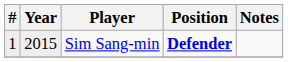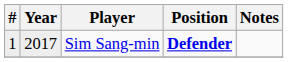(41, 43) 2015 -> (41, 43) 2017
